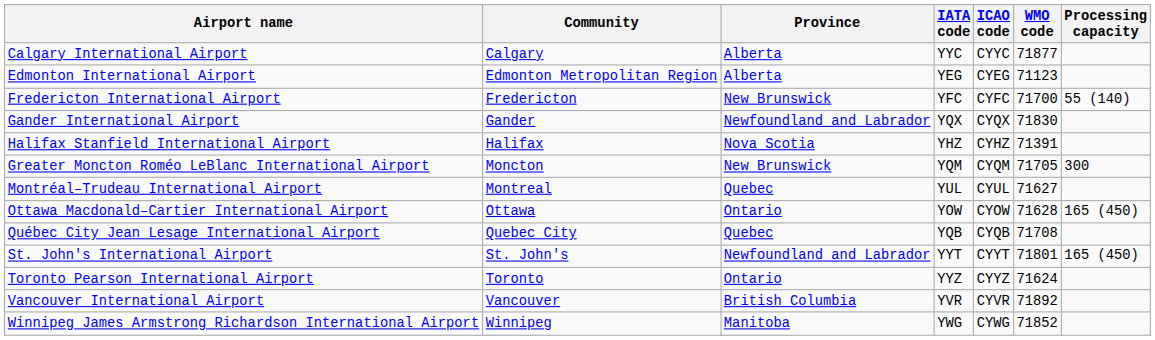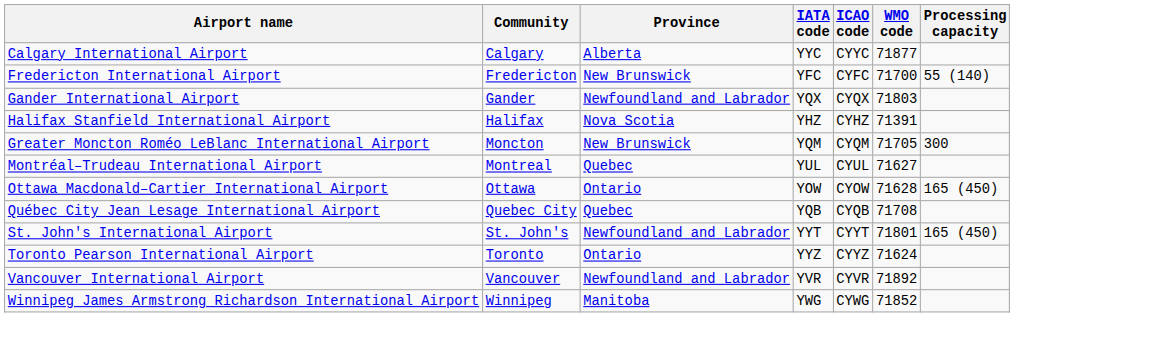- row: (132, 77)
(1037, 121) 71830 -> (897, 99) 71803
(790, 301) British Columbia -> (687, 279) Newfoundland and Labrador
